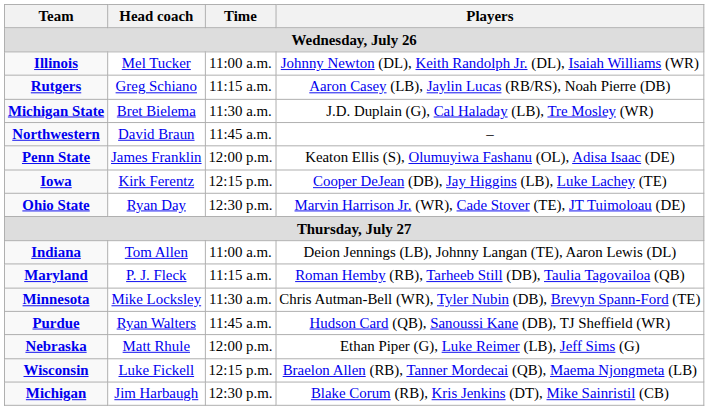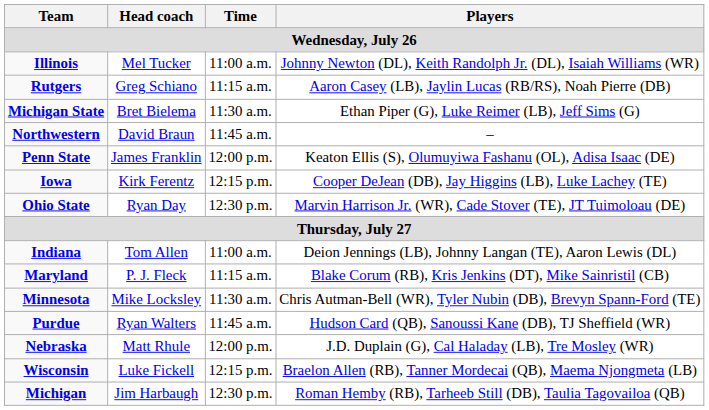(490, 110) J.D. Duplain (G), Cal Haladay (LB), Tre Mosley (WR) -> (490, 110) Ethan Piper (G), Luke Reimer (LB), Jeff Sims (G)
(490, 275) Roman Hemby (RB), Tarheeb Still (DB), Taulia Tagovailoa (QB) -> (490, 275) Blake Corum (RB), Kris Jenkins (DT), Mike Sainristil (CB)
(490, 346) Ethan Piper (G), Luke Reimer (LB), Jeff Sims (G) -> (490, 346) J.D. Duplain (G), Cal Haladay (LB), Tre Mosley (WR)
(490, 393) Blake Corum (RB), Kris Jenkins (DT), Mike Sainristil (CB) -> (490, 393) Roman Hemby (RB), Tarheeb Still (DB), Taulia Tagovailoa (QB)
